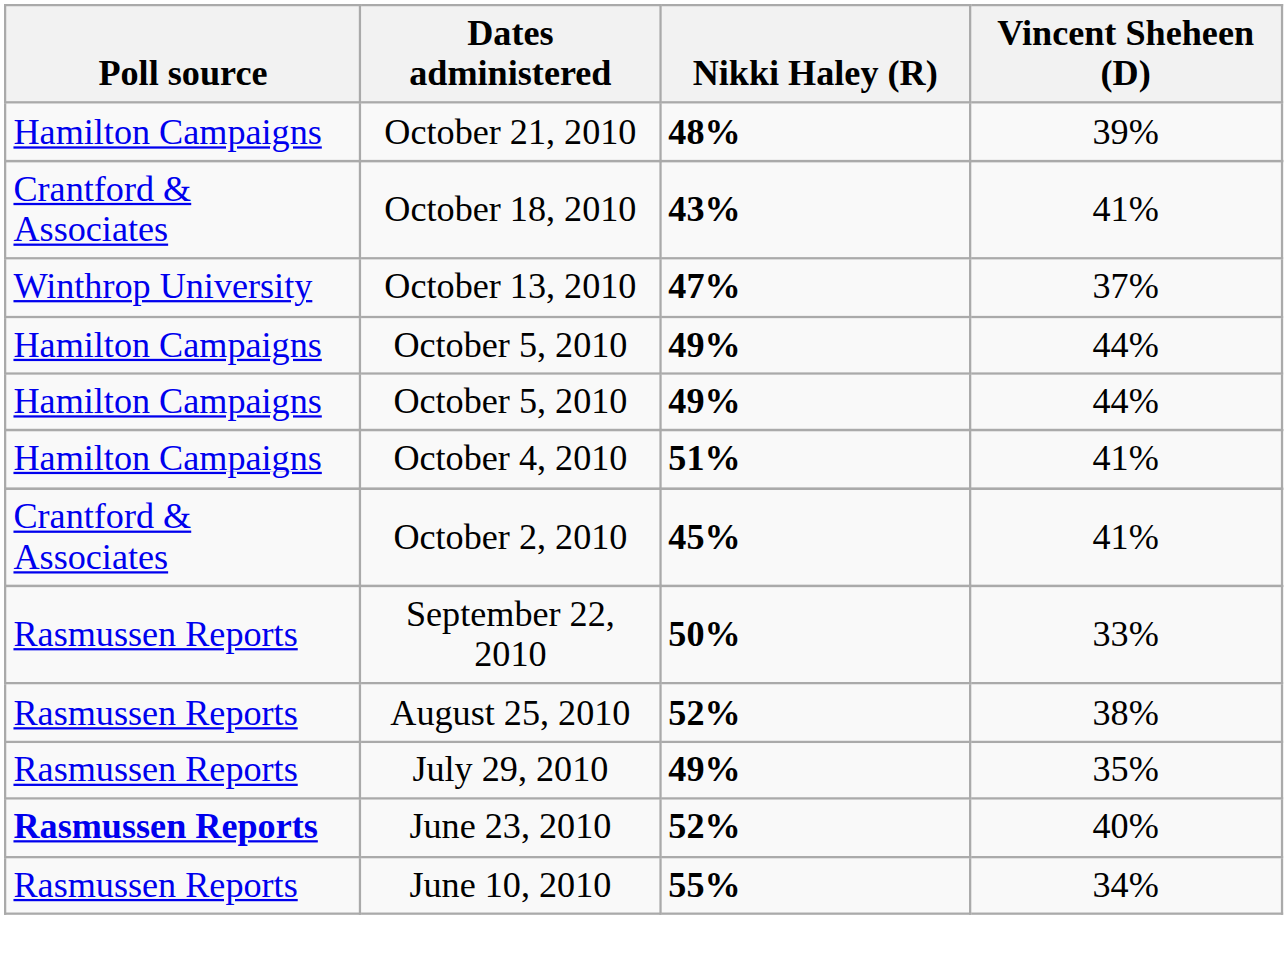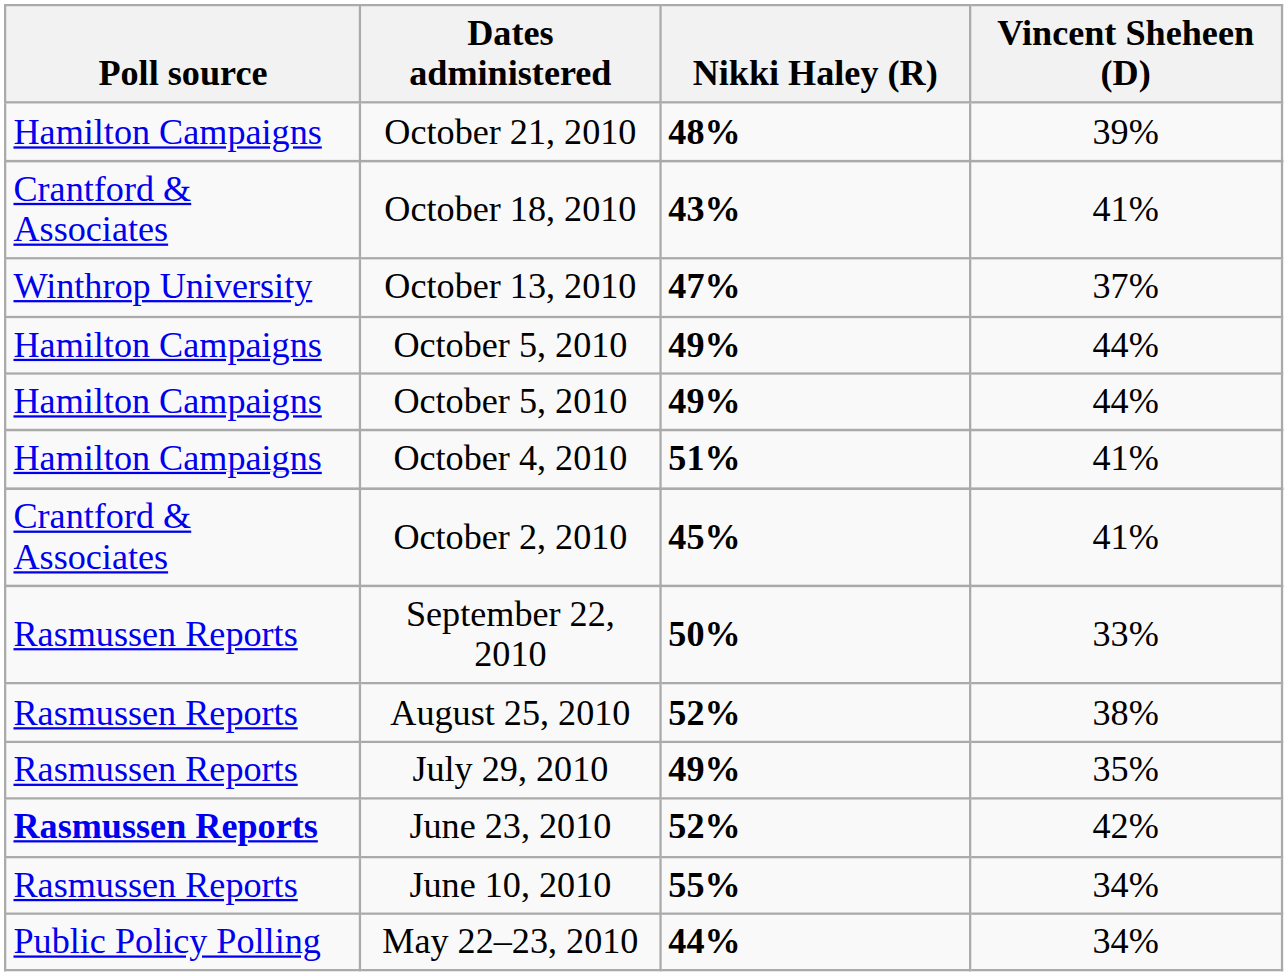(1126, 826) 40% -> (1126, 826) 42%
+ row: (510, 941)
